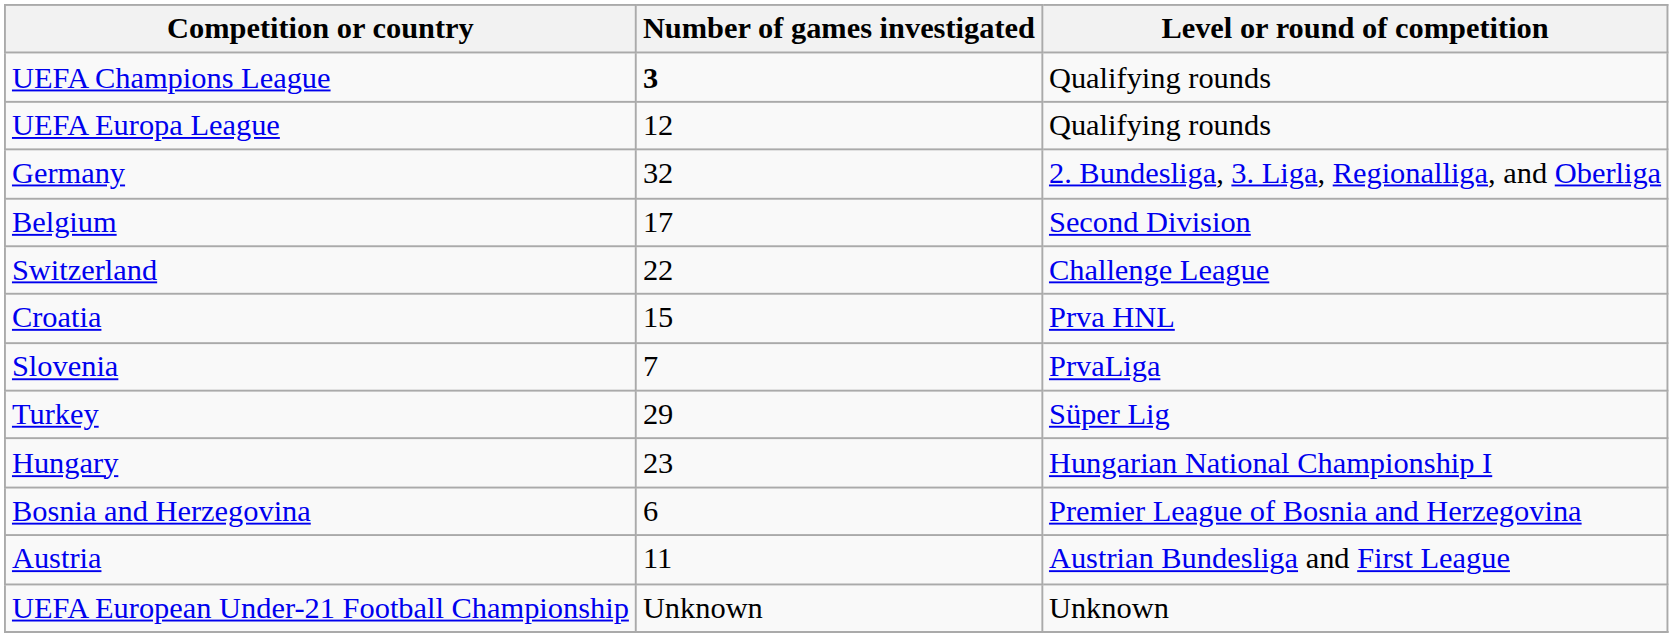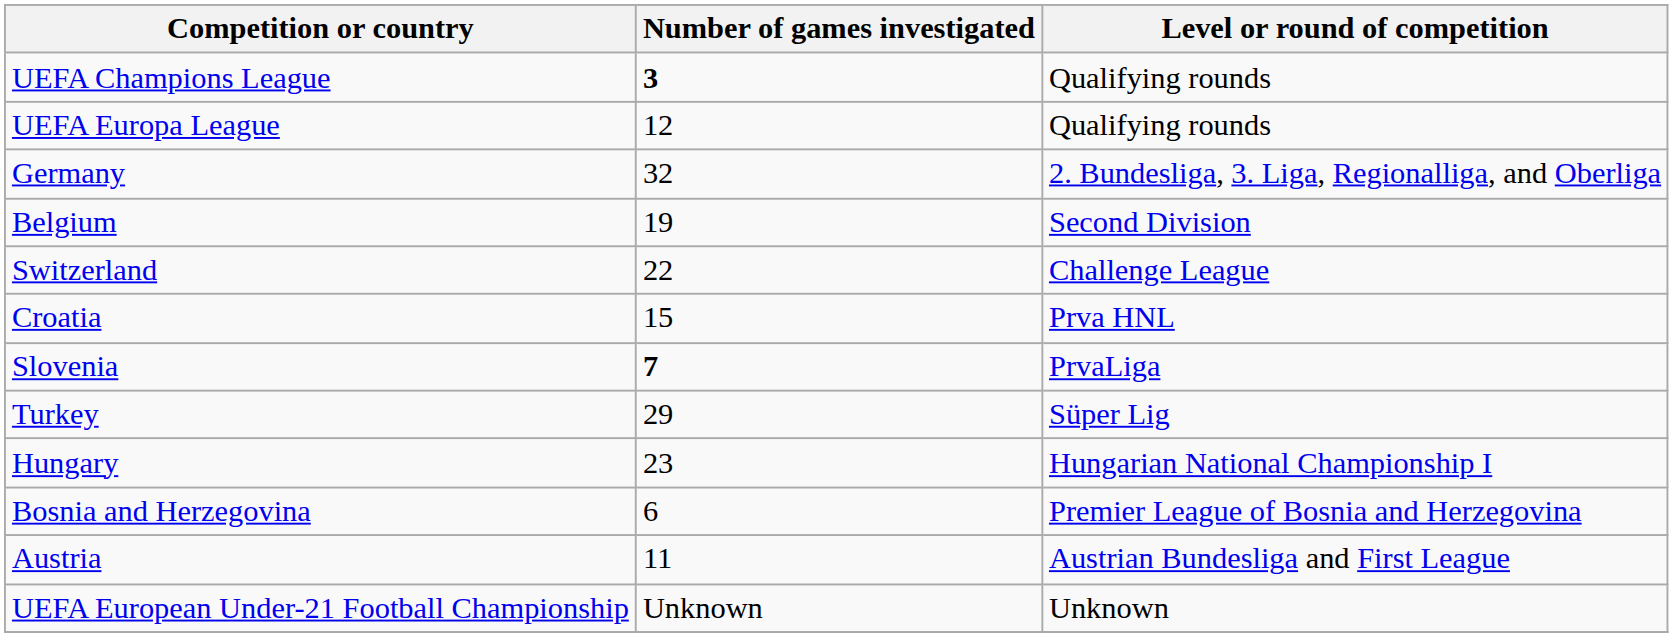(658, 221) 17 -> (658, 221) 19
(650, 366) normal -> (650, 366) bold
